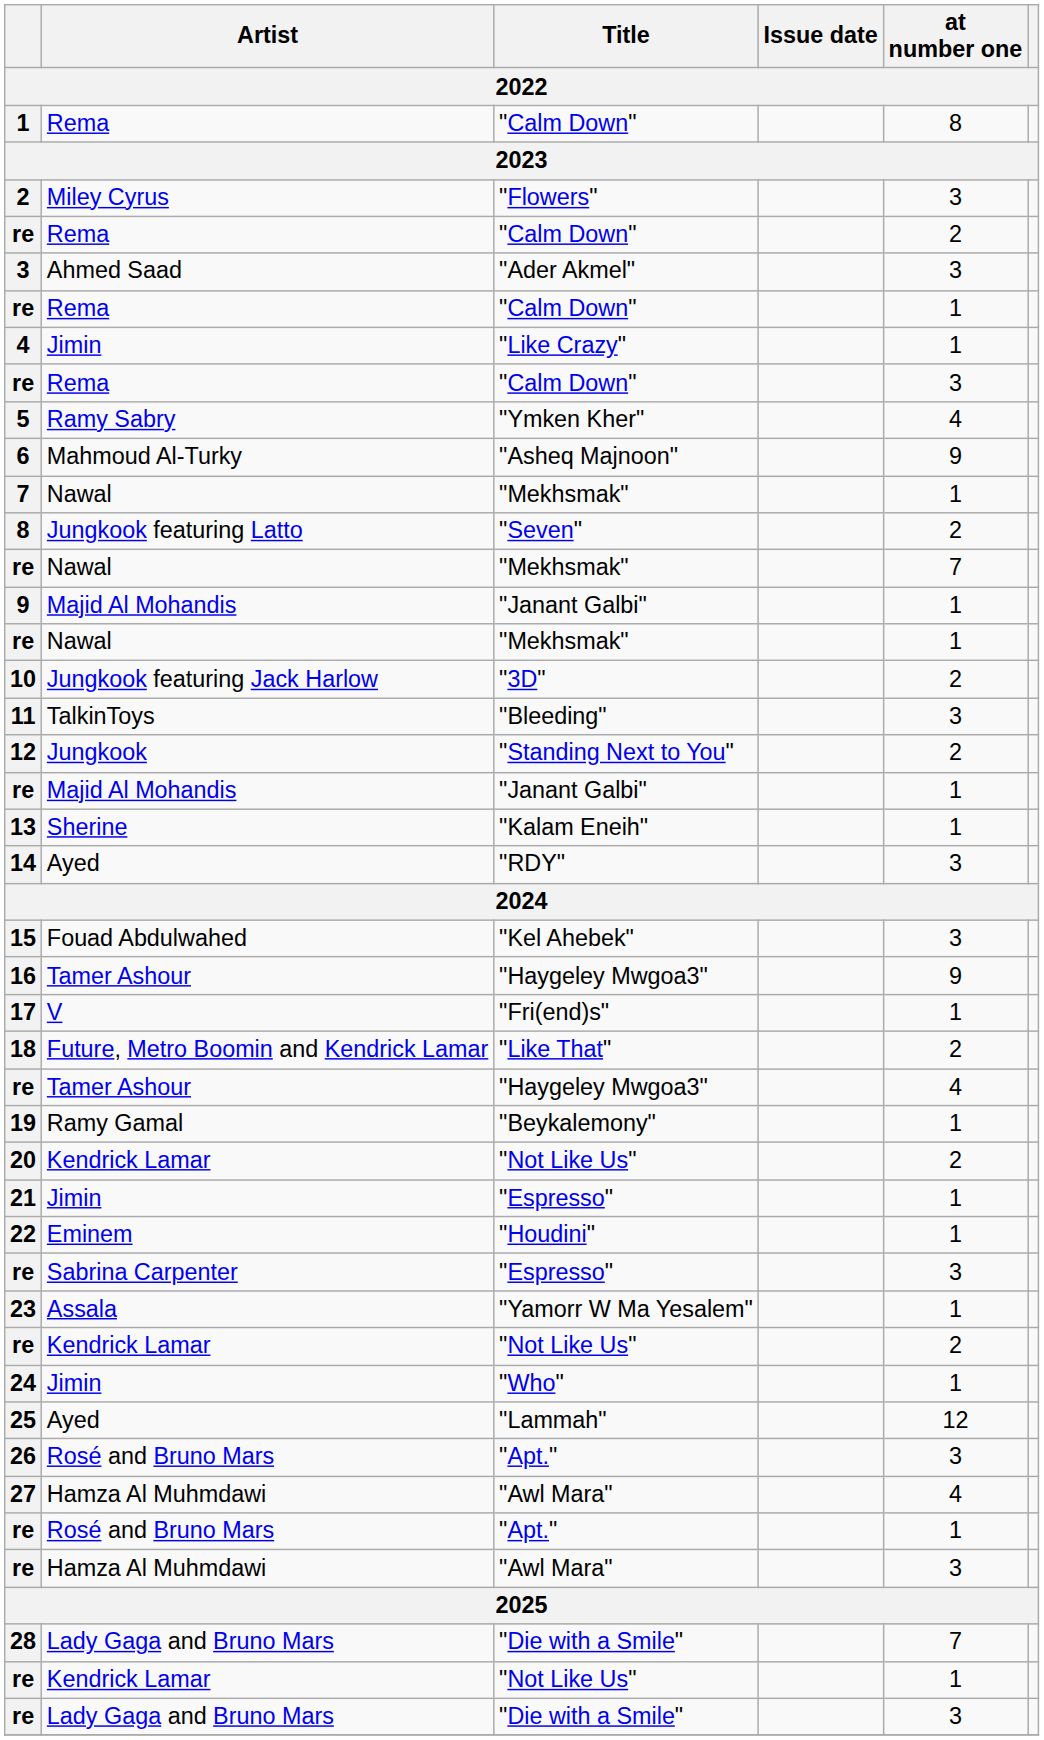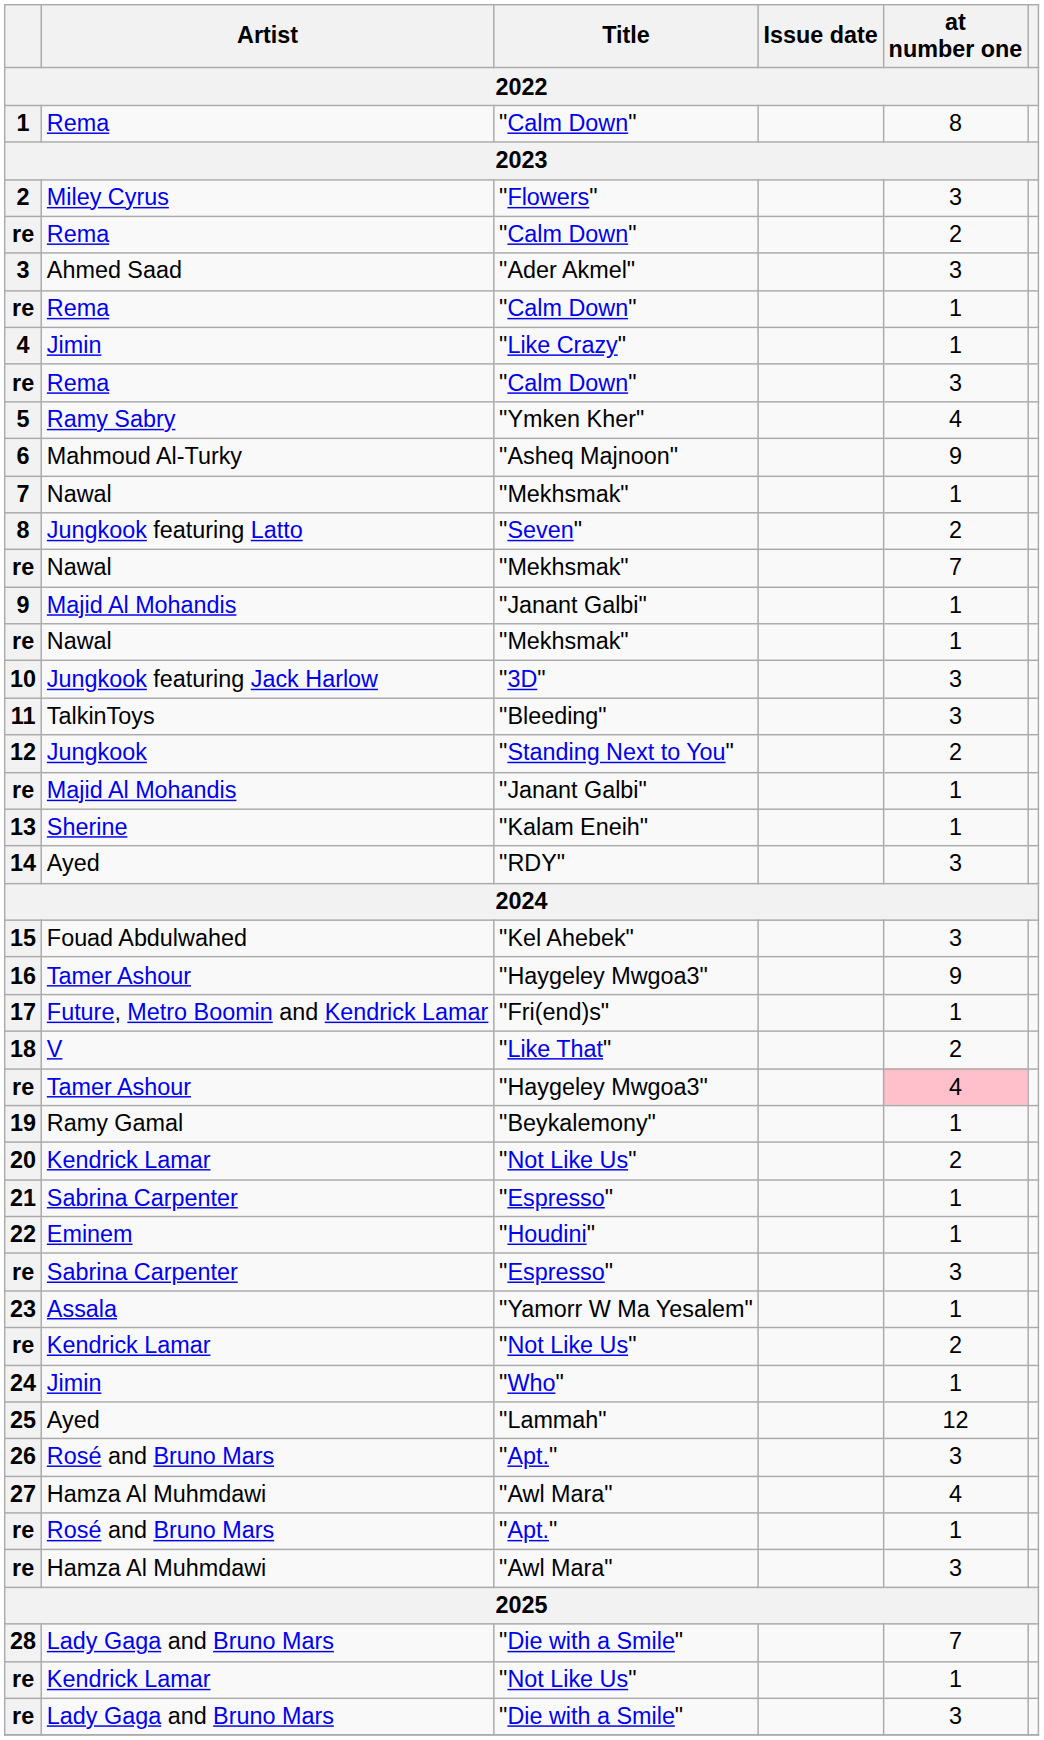(955, 679) 2 -> (955, 679) 3
(55, 1012) V -> (268, 1012) Future, Metro Boomin and Kendrick Lamar
(268, 1049) Future, Metro Boomin and Kendrick Lamar -> (55, 1049) V
(955, 1086) no background -> (955, 1086) pink background
(74, 1197) Jimin -> (142, 1197) Sabrina Carpenter
